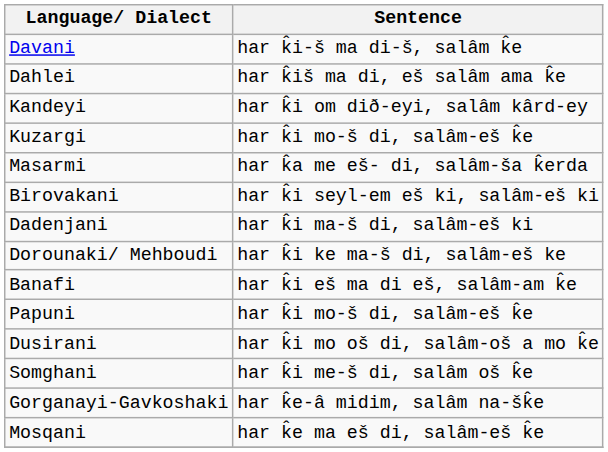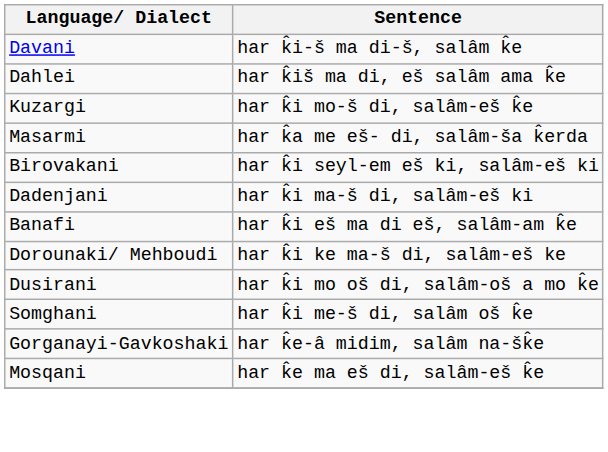- row: (48, 108)
rows swapped: (113, 256) <-> (42, 285)
- row: (42, 315)
